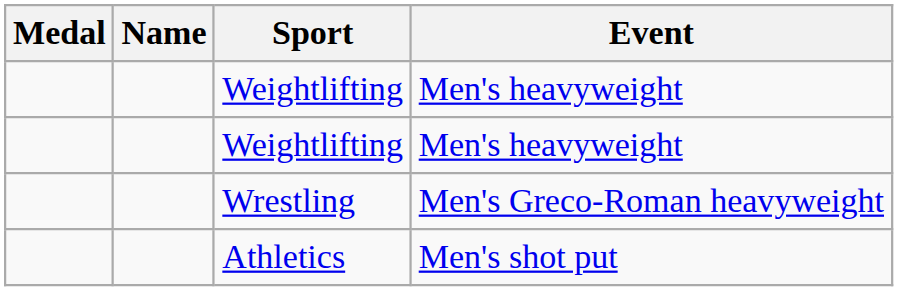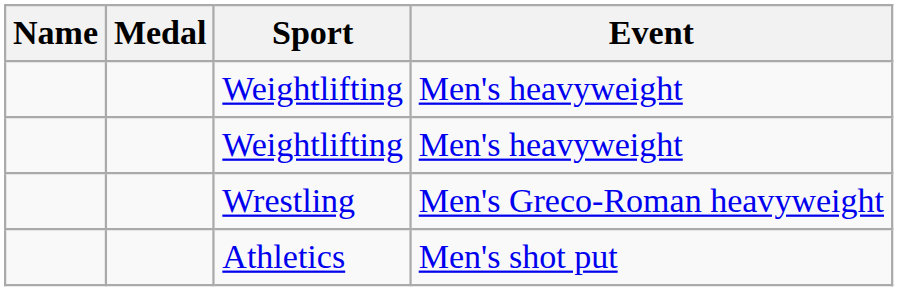columns swapped: (59, 32) <-> (164, 32)
